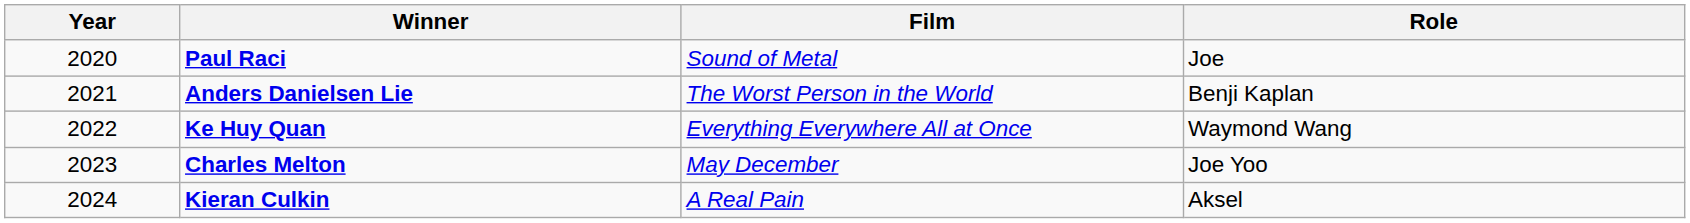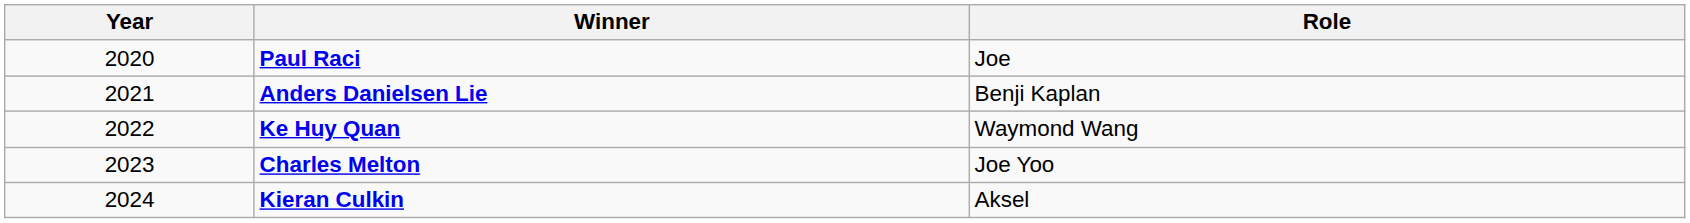- column: (932, 22)
